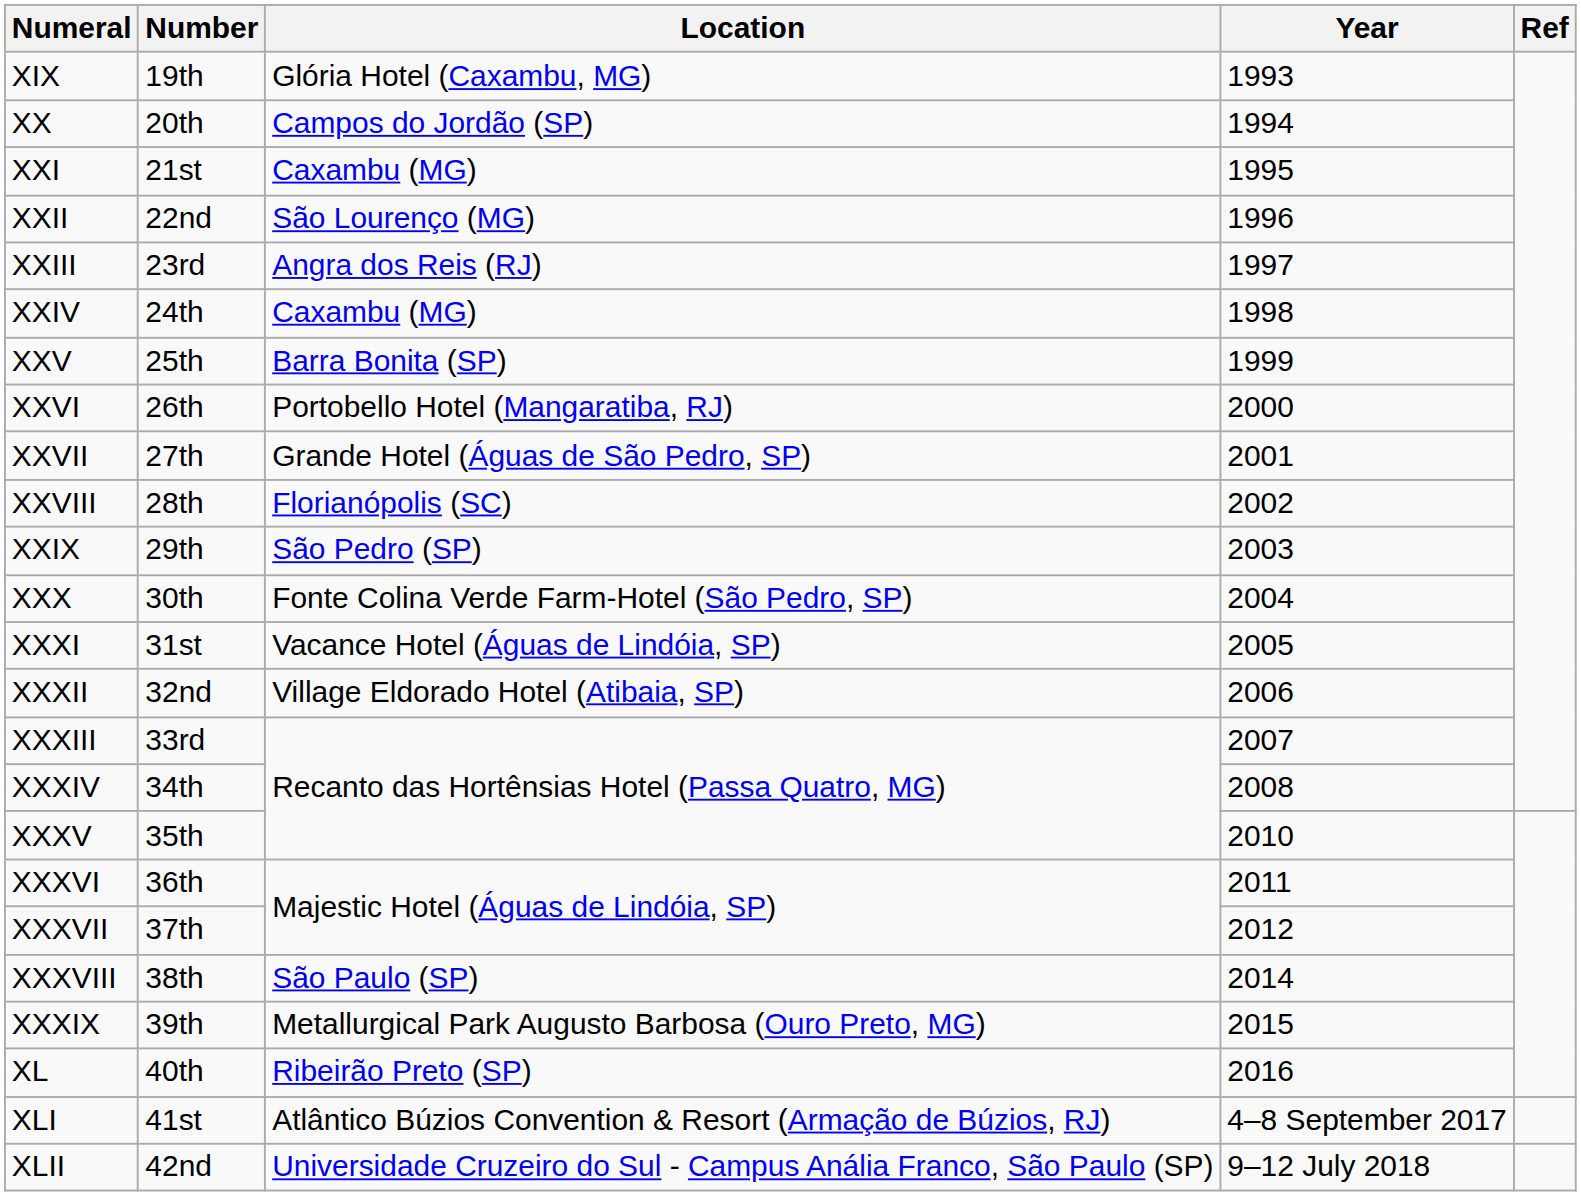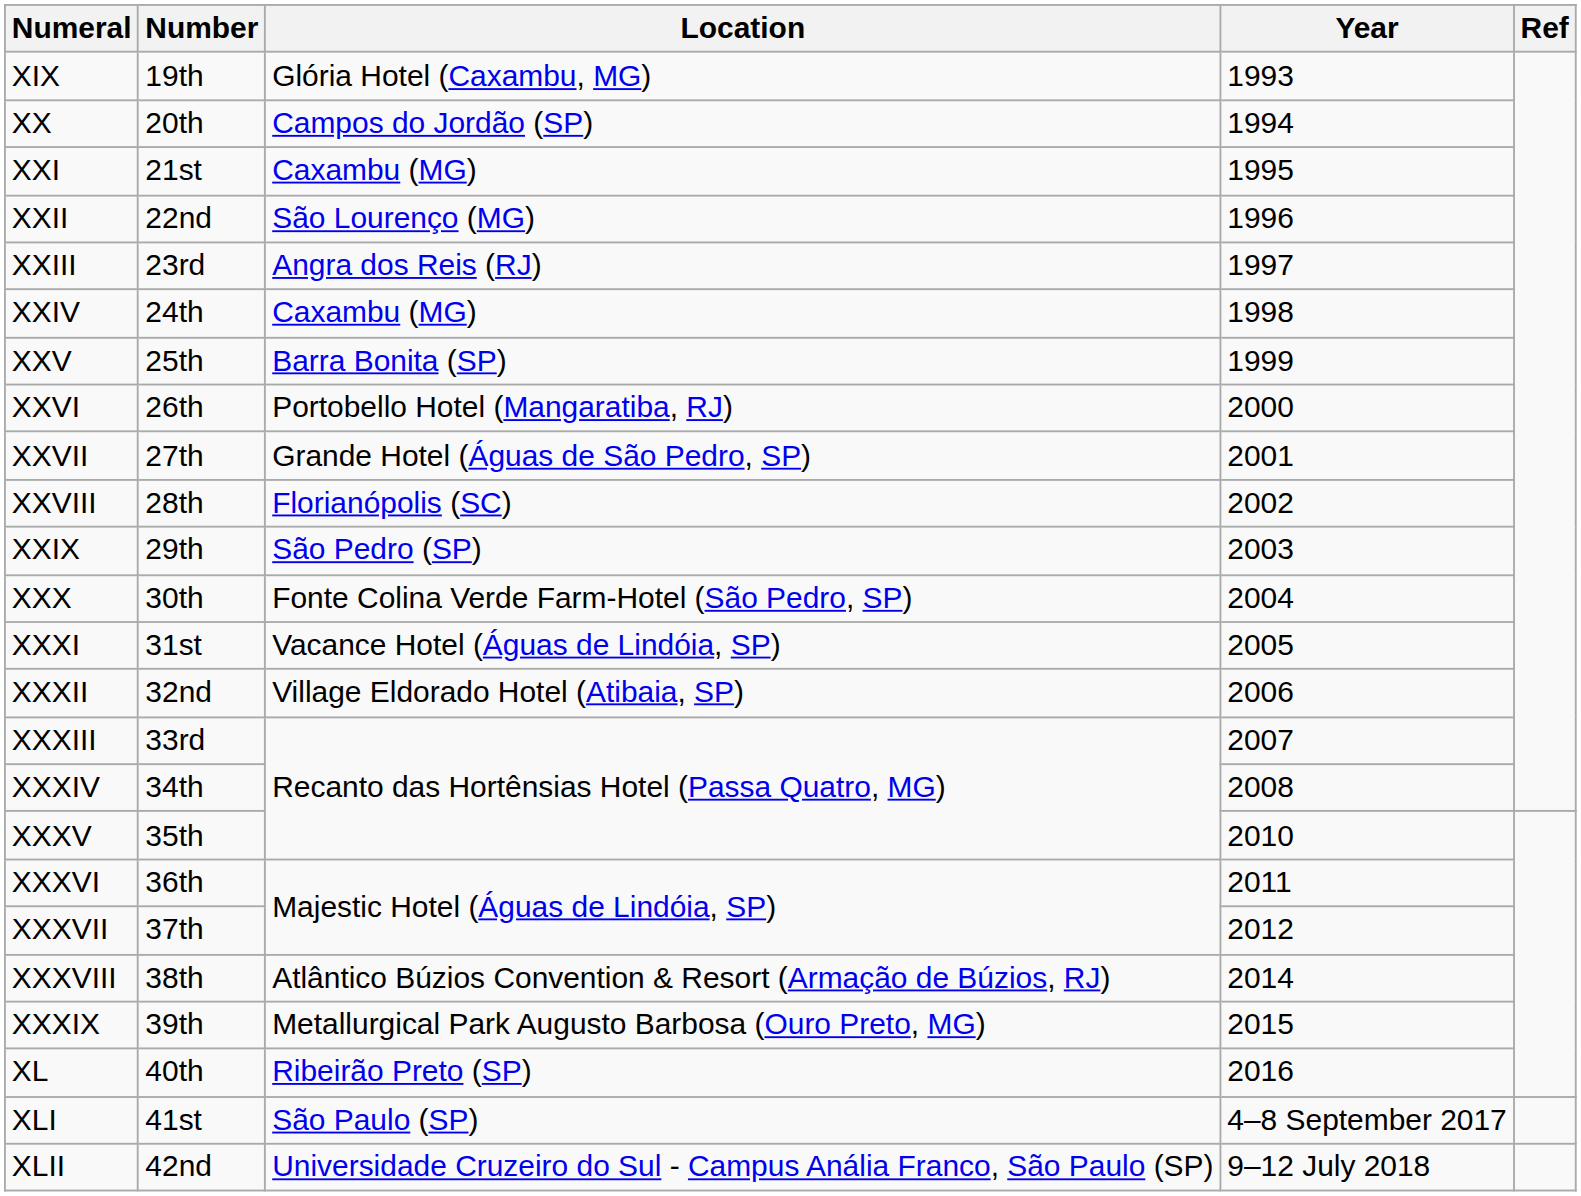(375, 977) São Paulo (SP) -> (691, 977) Atlântico Búzios Convention & Resort (Armação de Búzios, RJ)
(691, 1119) Atlântico Búzios Convention & Resort (Armação de Búzios, RJ) -> (375, 1119) São Paulo (SP)
